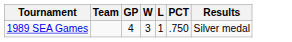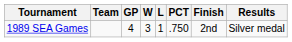+ column: (209, 12)
